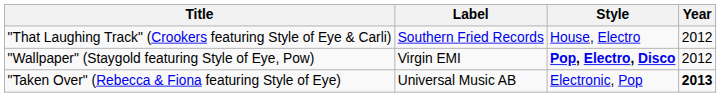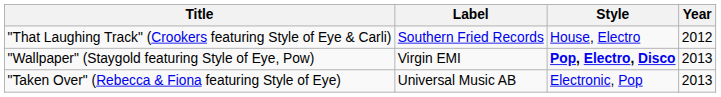(697, 59) 2012 -> (697, 59) 2013
(697, 80) bold -> (697, 80) normal
